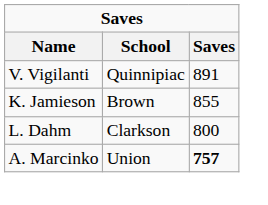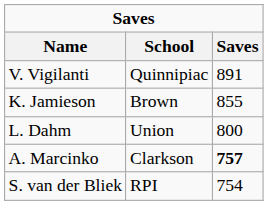(138, 130) Clarkson -> (152, 130) Union
(129, 158) Union -> (162, 158) Clarkson
+ row: (65, 185)
